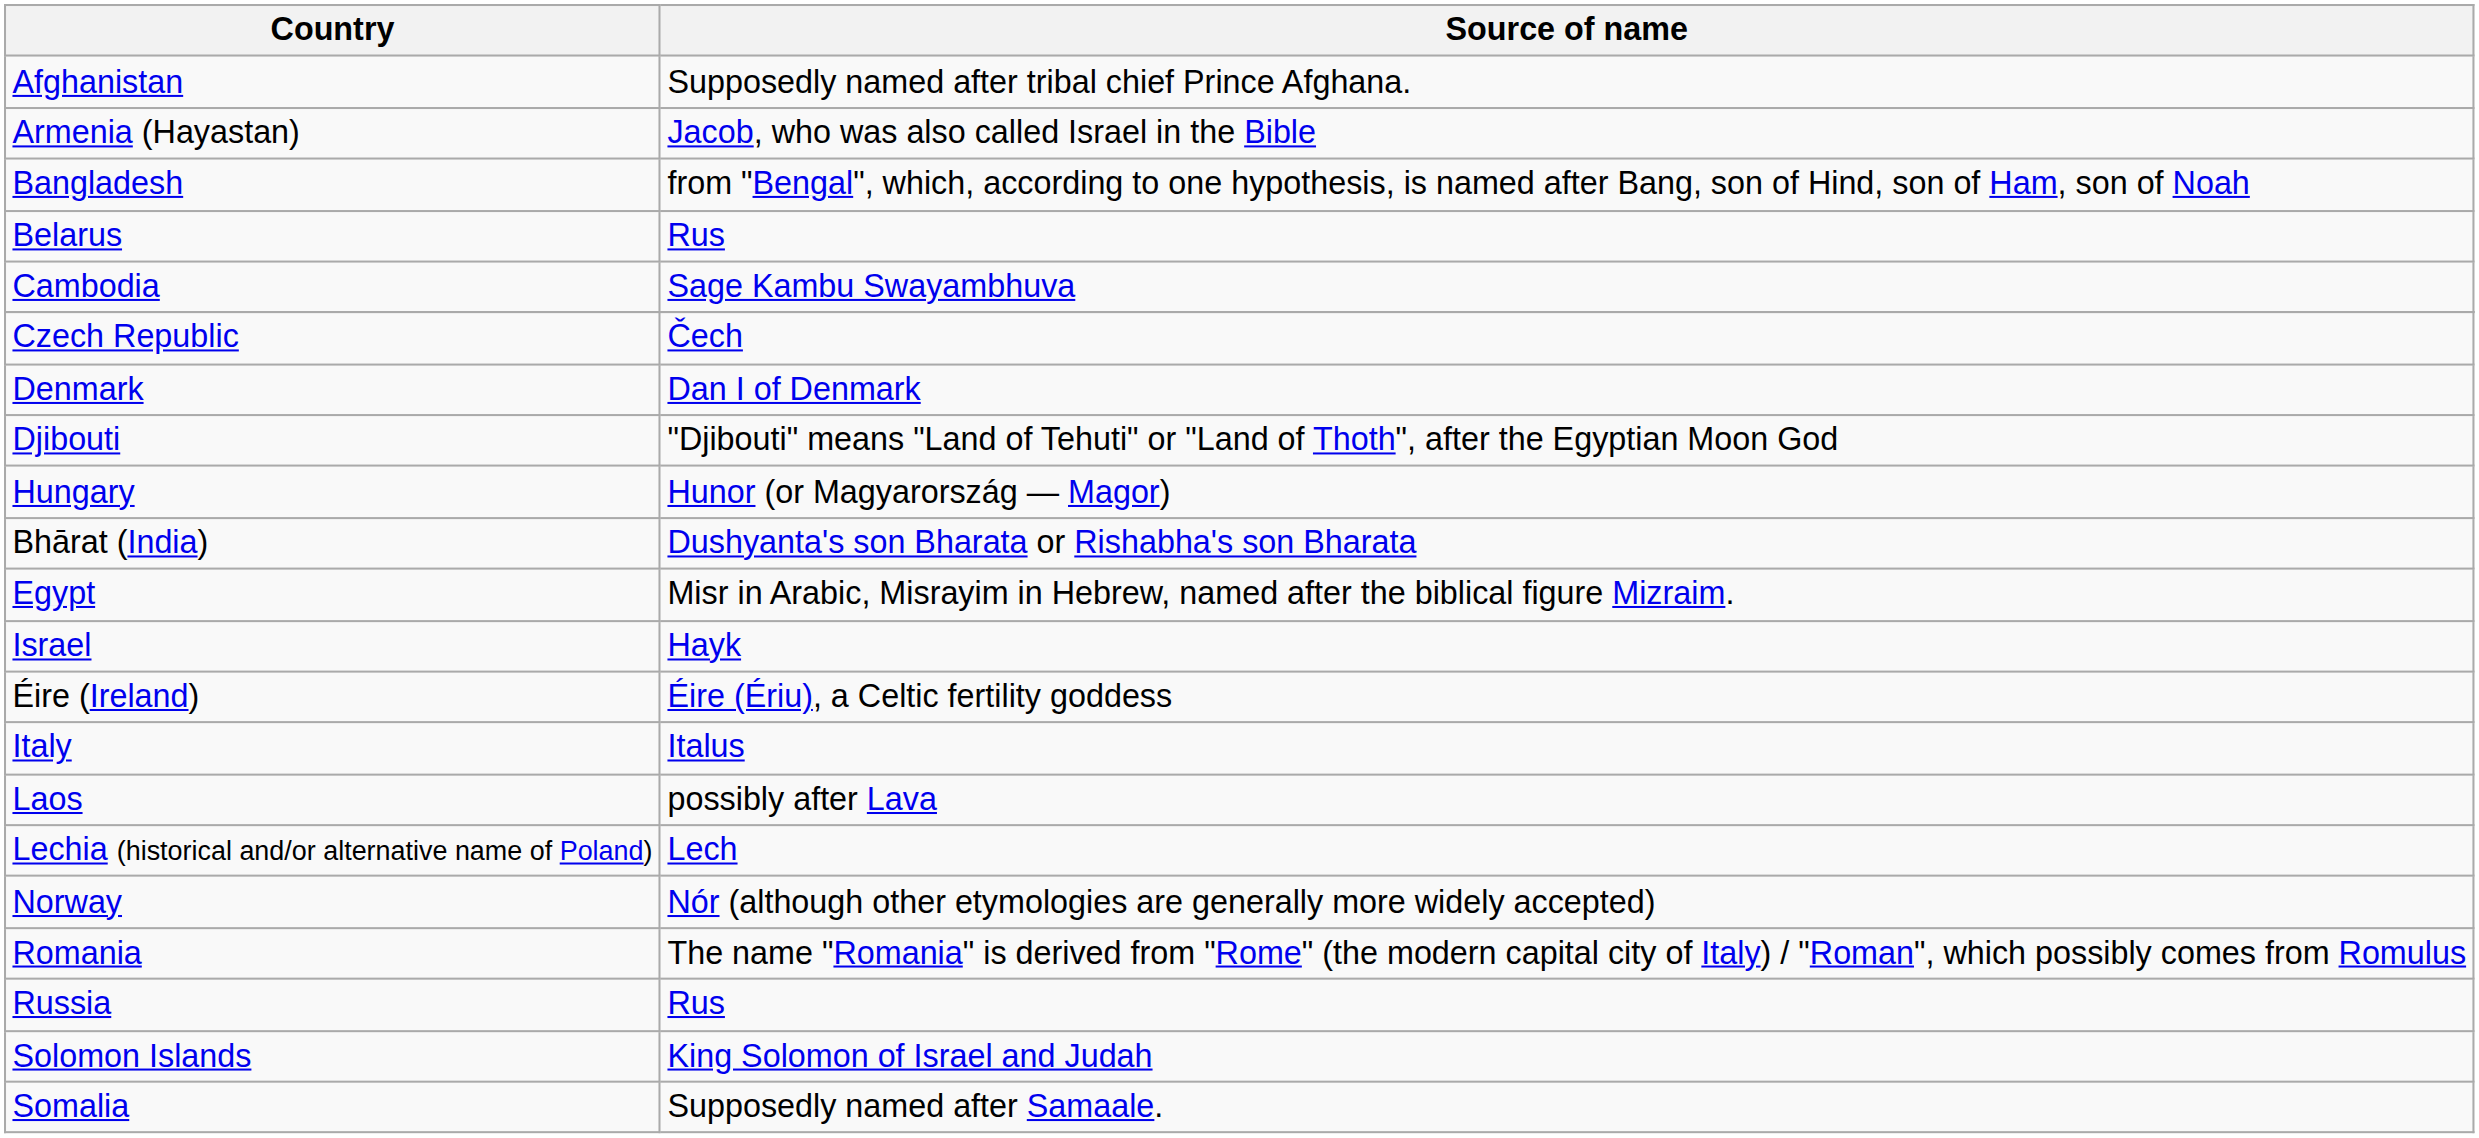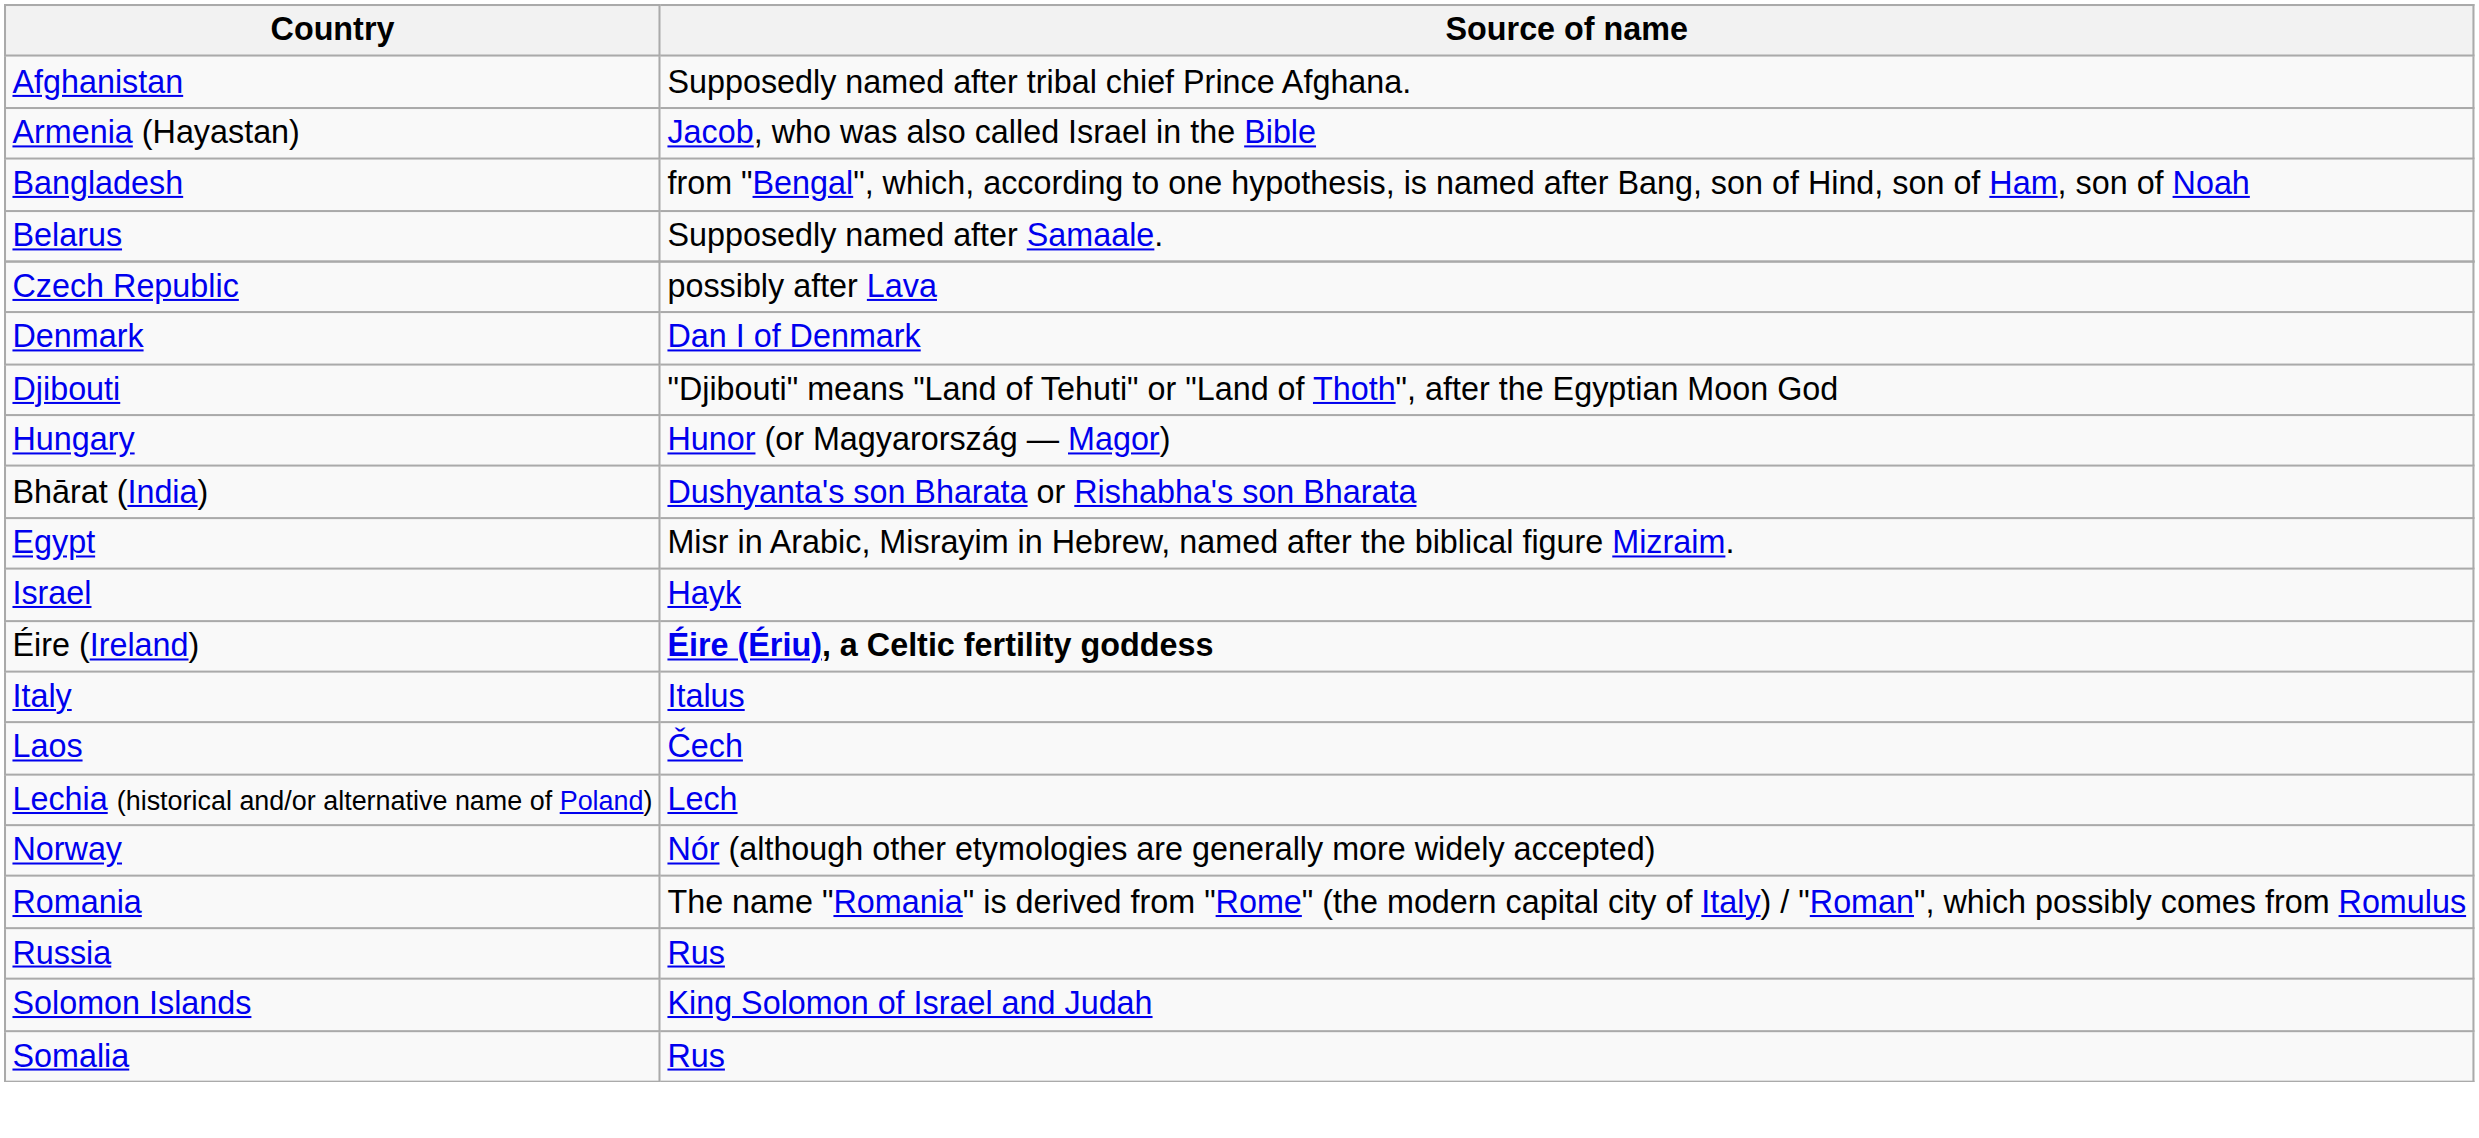(696, 235) Rus -> (915, 235) Supposedly named after Samaale.
- row: (86, 286)
(705, 337) Čech -> (802, 286) possibly after Lava
(920, 696) normal -> (940, 645) bold
(802, 798) possibly after Lava -> (705, 747) Čech
(915, 1106) Supposedly named after Samaale. -> (696, 1055) Rus
